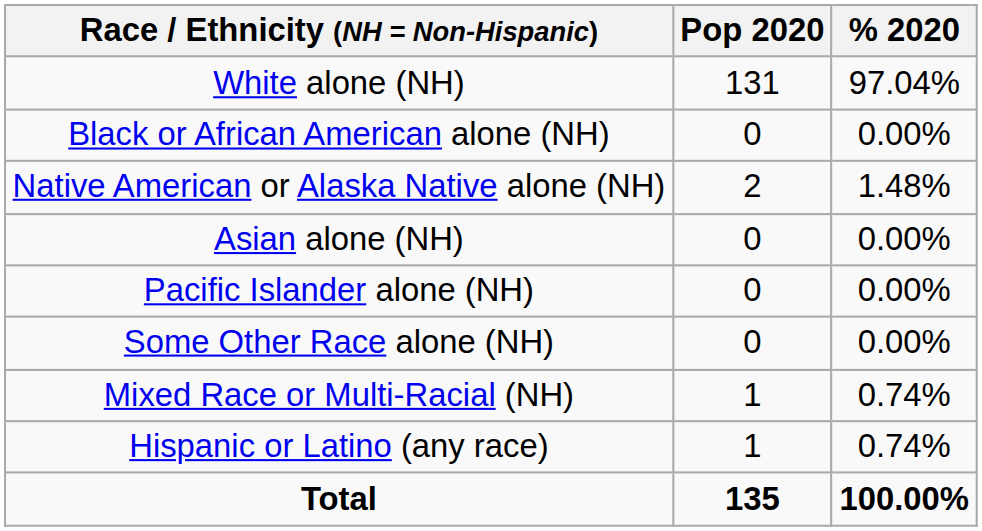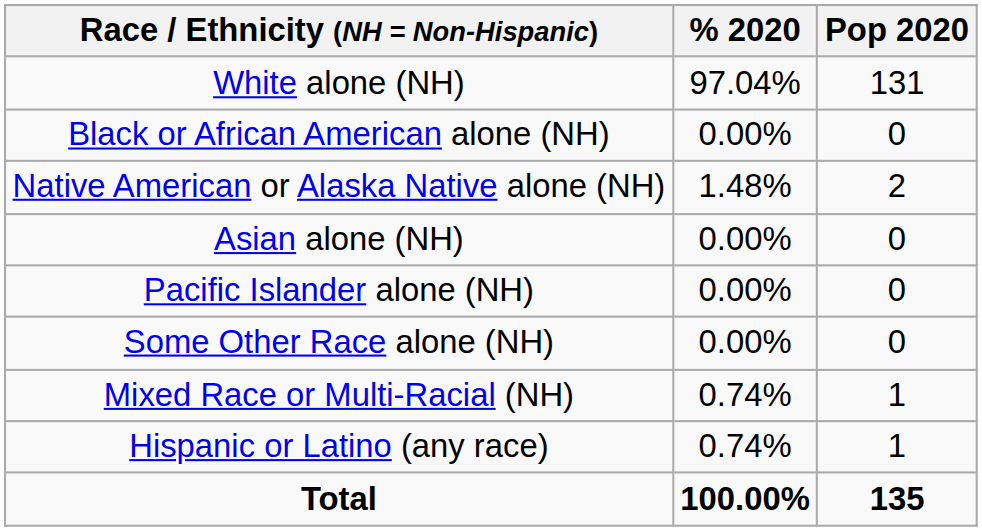columns swapped: (752, 30) <-> (904, 30)
